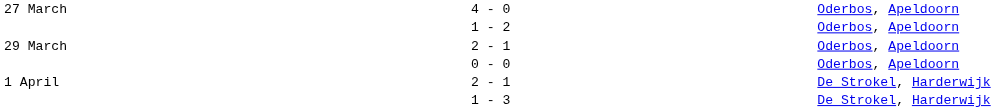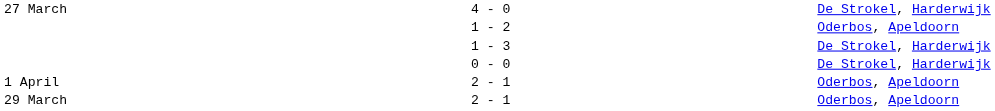(888, 10) Oderbos, Apeldoorn -> (904, 10) De Strokel, Harderwijk
rows swapped: (36, 46) <-> (84, 101)
(888, 64) Oderbos, Apeldoorn -> (904, 64) De Strokel, Harderwijk
(904, 82) De Strokel, Harderwijk -> (888, 82) Oderbos, Apeldoorn
